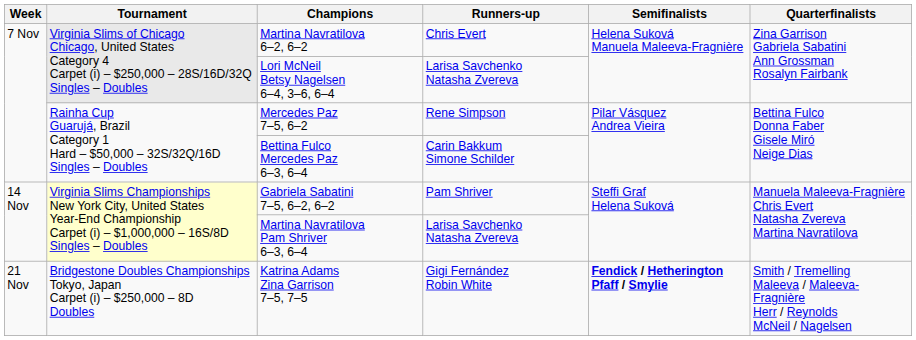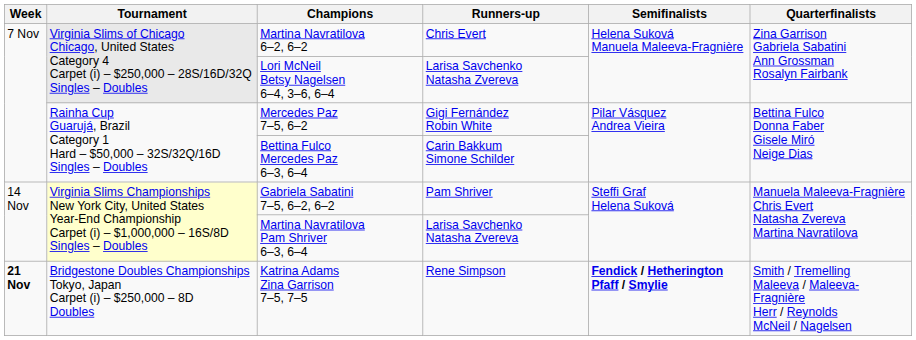(466, 113) Rene Simpson -> (467, 120) Gigi Fernández Robin White
(18, 278) normal -> (19, 278) bold
(467, 278) Gigi Fernández Robin White -> (466, 271) Rene Simpson
